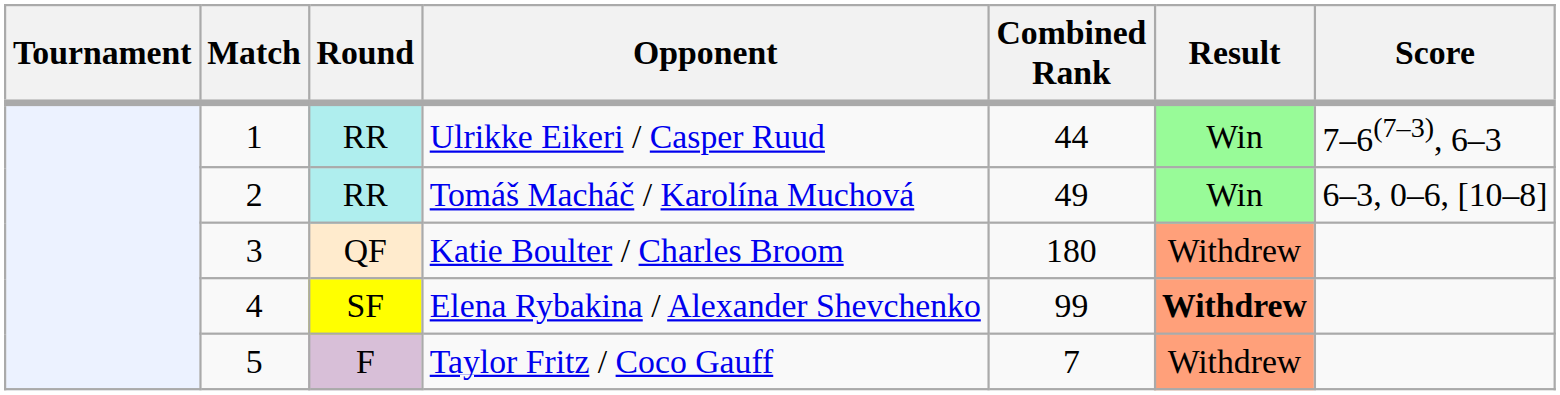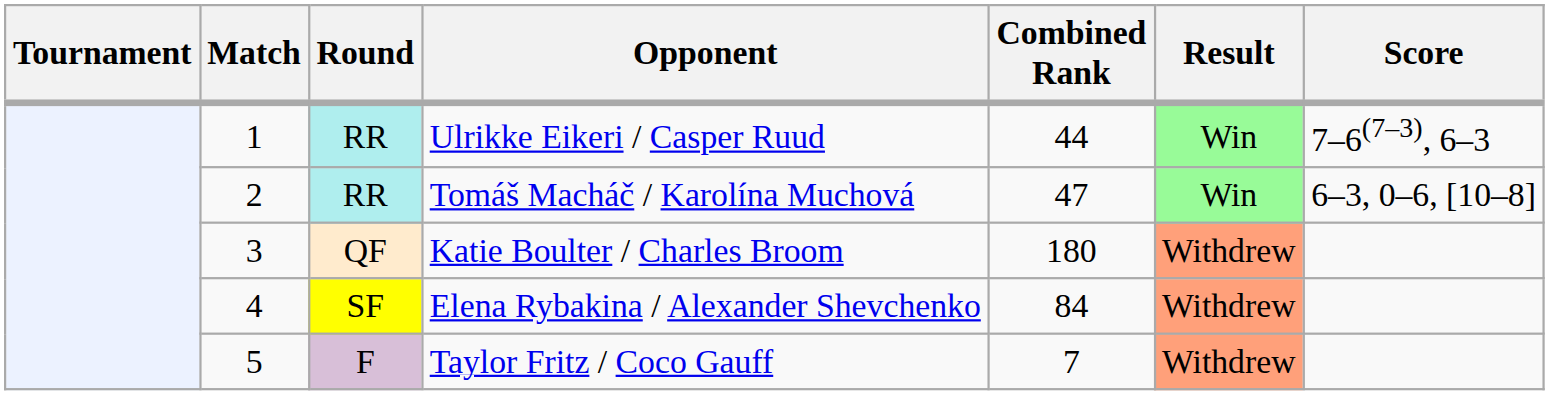(1071, 194) 49 -> (1071, 194) 47
(1071, 306) 99 -> (1071, 306) 84
(1234, 306) bold -> (1229, 306) normal
